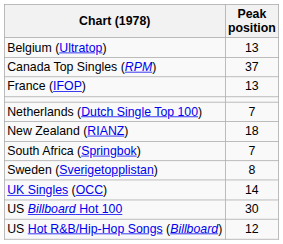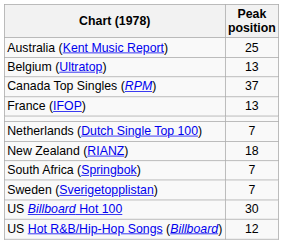+ row: (88, 47)
(252, 170) 8 -> (252, 190) 7
- row: (57, 190)
